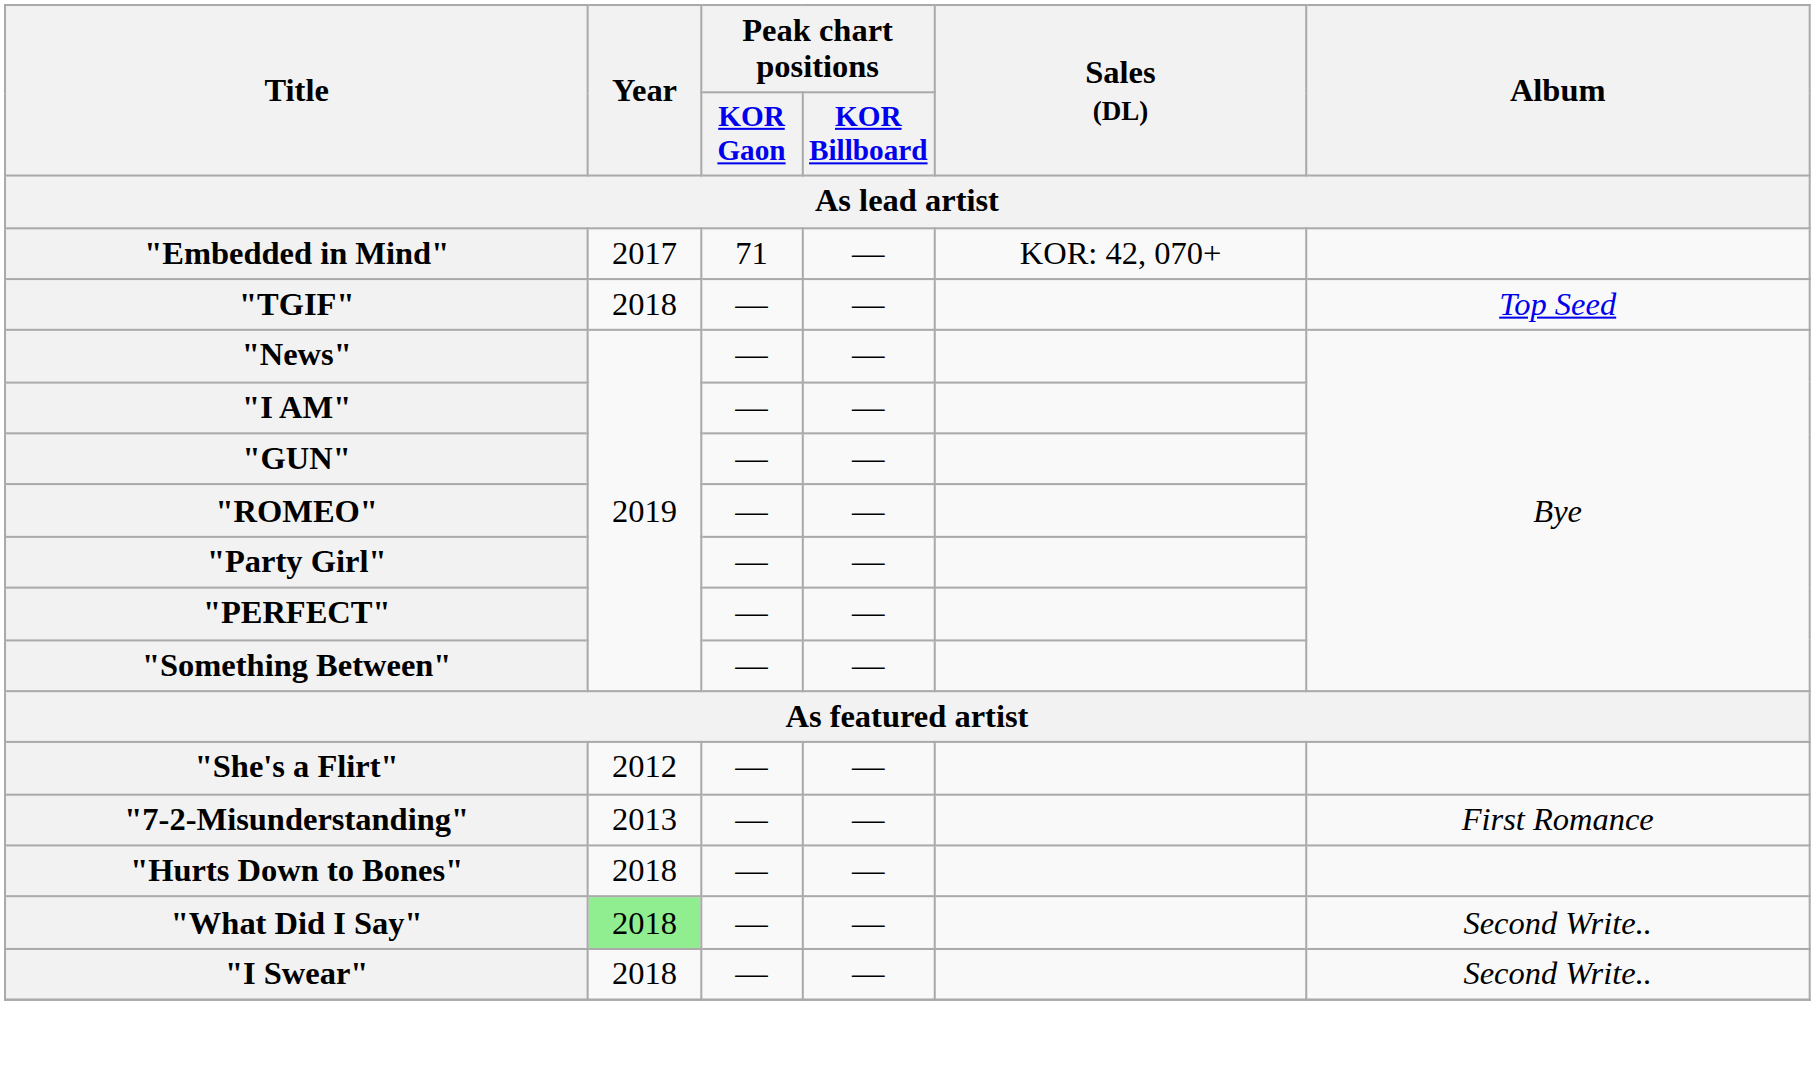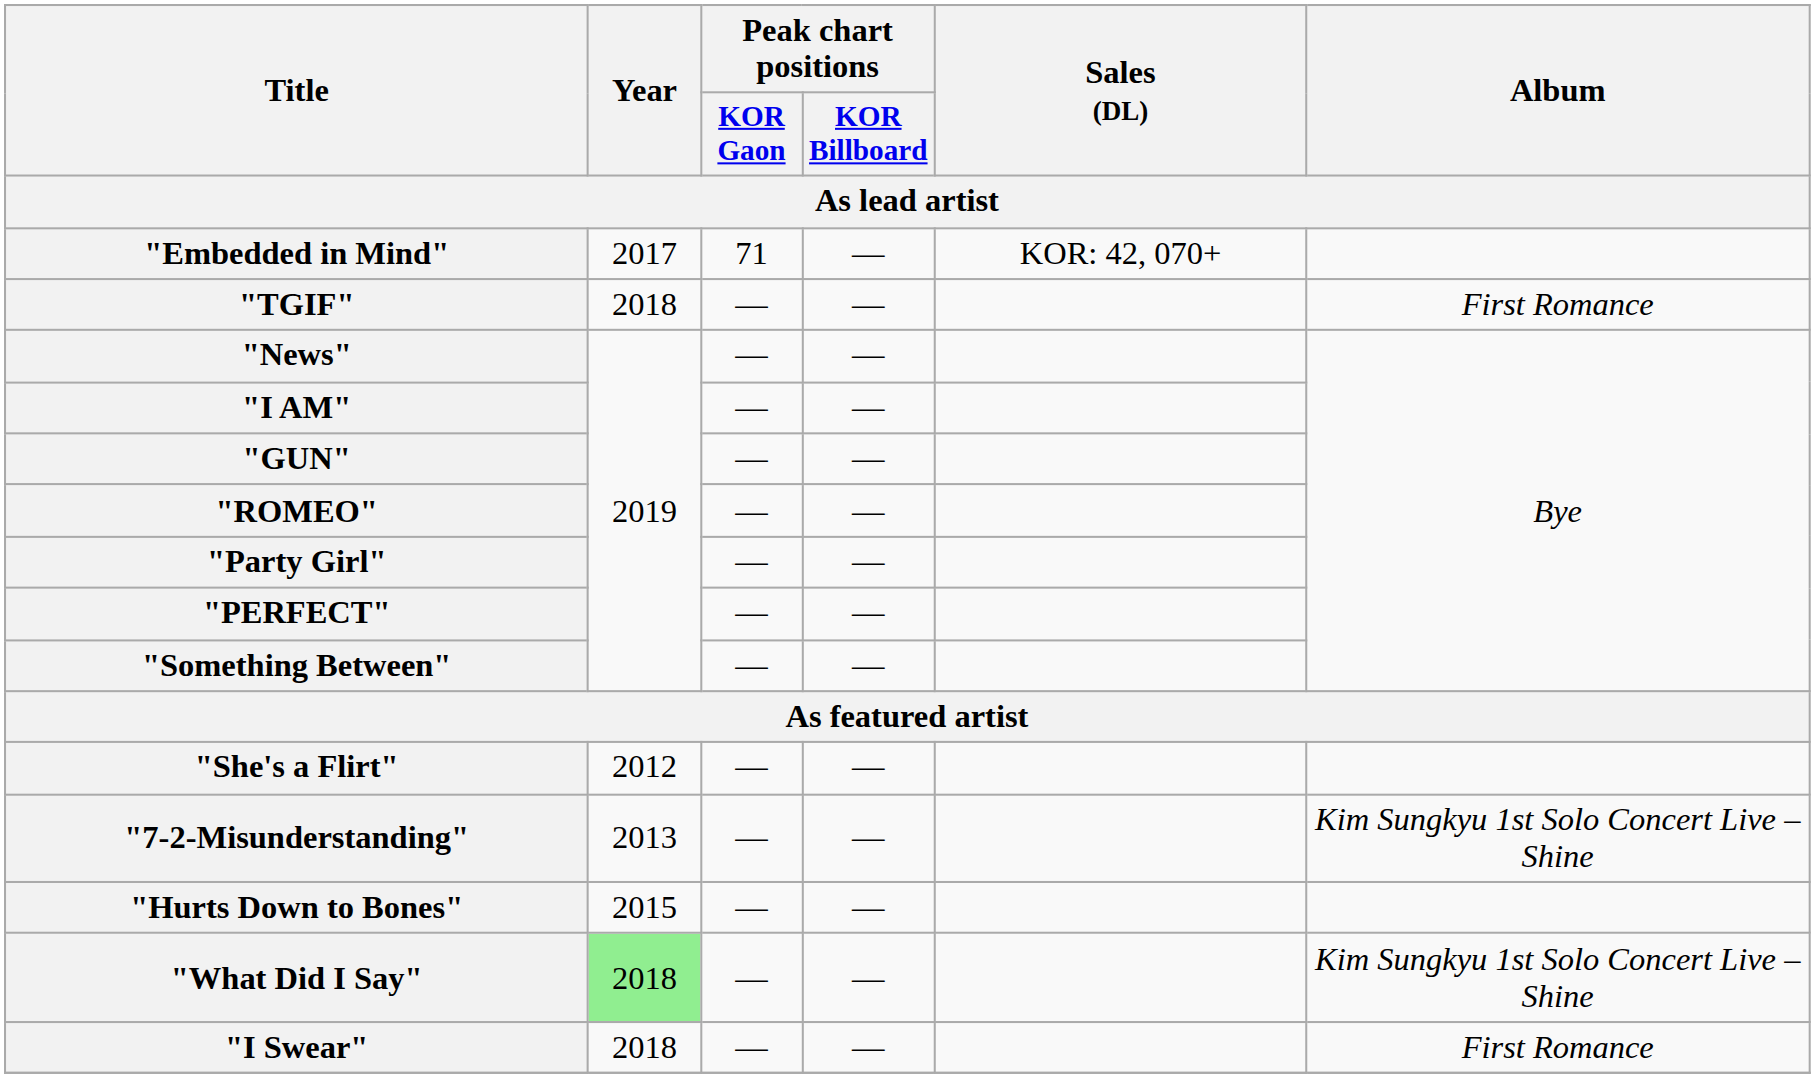(1558, 304) Top Seed -> (1558, 304) First Romance
(1558, 819) First Romance -> (1558, 837) Kim Sungkyu 1st Solo Concert Live – Shine
(645, 870) 2018 -> (645, 907) 2015
(1558, 922) Second Write.. -> (1558, 976) Kim Sungkyu 1st Solo Concert Live – Shine
(1558, 973) Second Write.. -> (1558, 1046) First Romance
